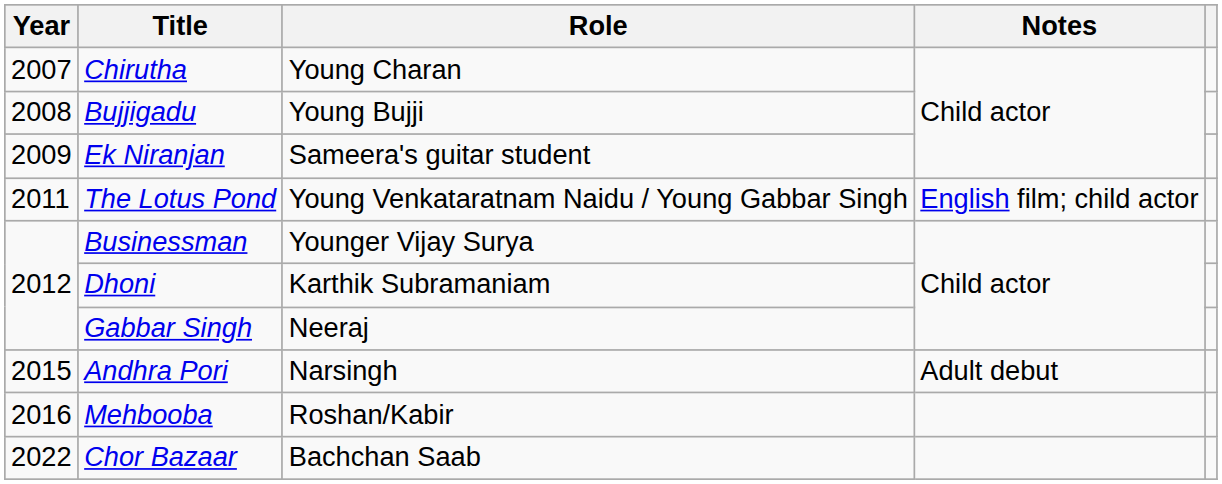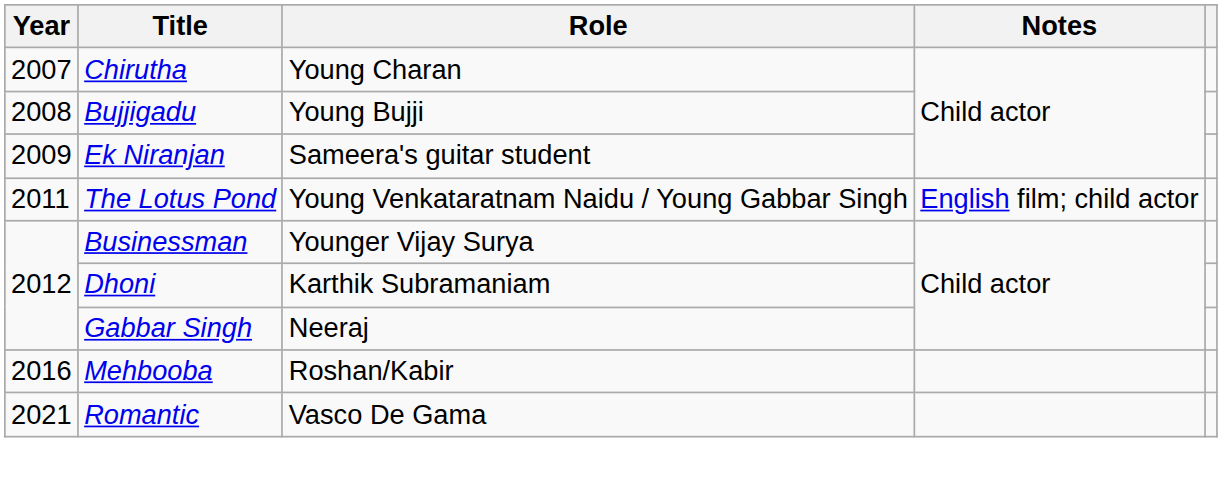- row: (156, 371)
+ row: (142, 414)
- row: (161, 457)
